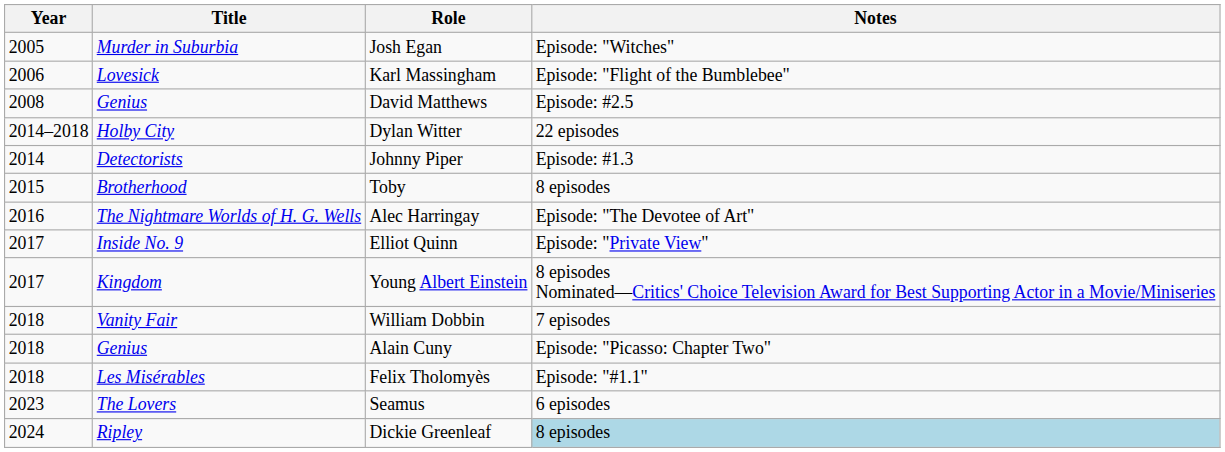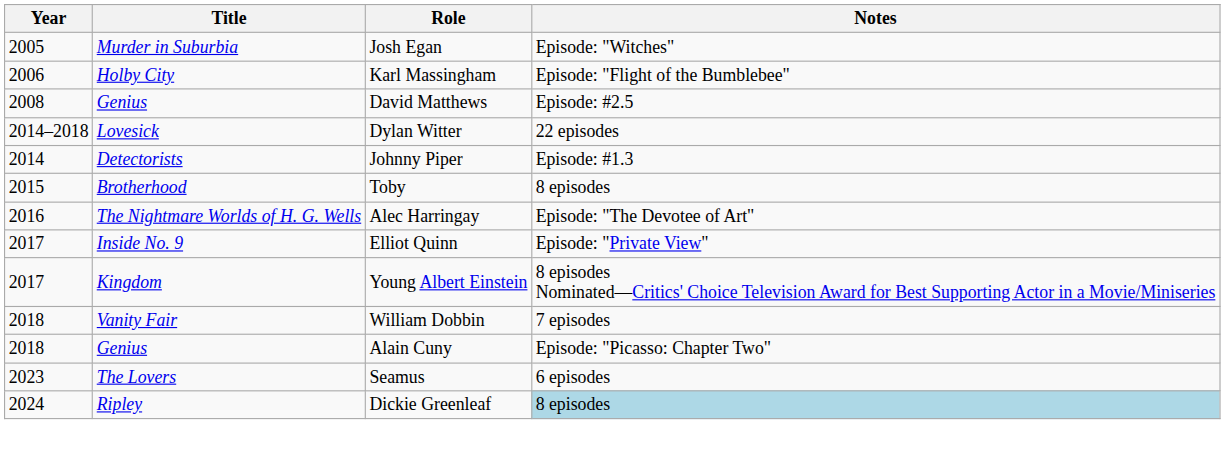(128, 74) Lovesick -> (135, 74) Holby City
(135, 131) Holby City -> (128, 131) Lovesick
- row: (430, 376)
